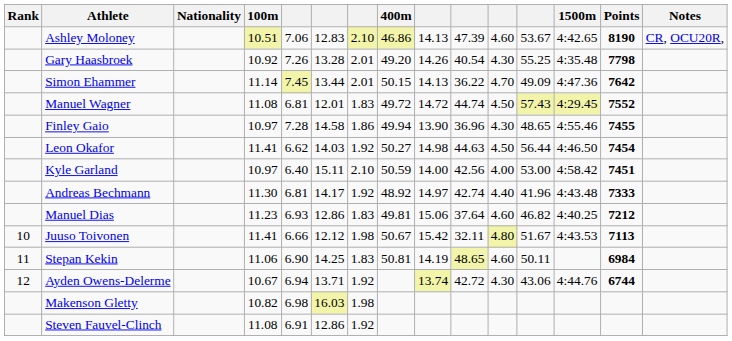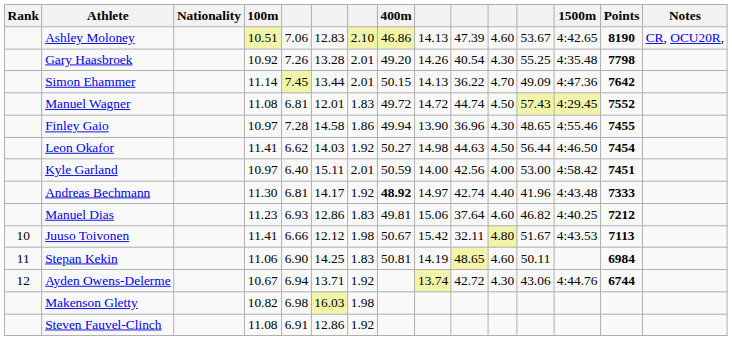(362, 170) 2.10 -> (362, 170) 2.01
(396, 192) normal -> (396, 192) bold
